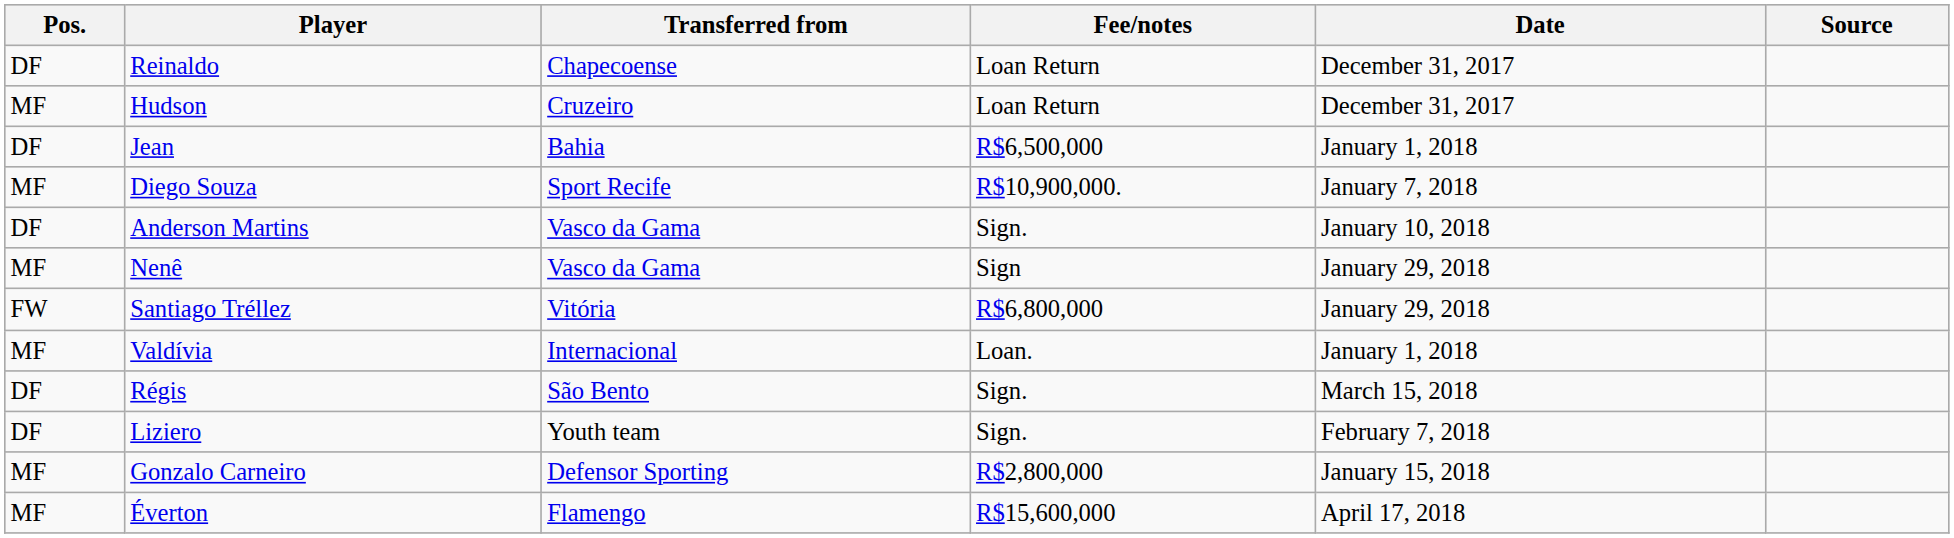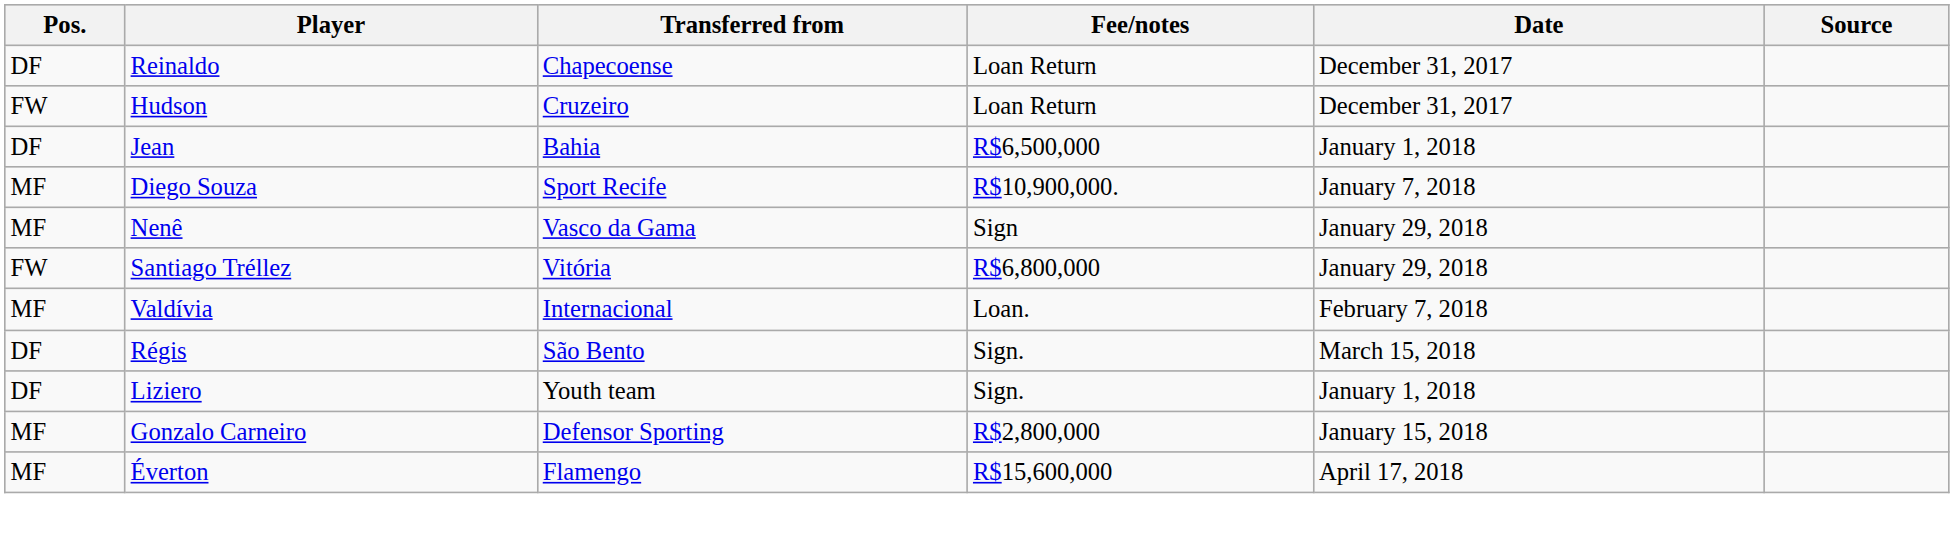(28, 106) MF -> (29, 106) FW
- row: (219, 227)
(1399, 349) January 1, 2018 -> (1403, 309) February 7, 2018
(1405, 431) February 7, 2018 -> (1397, 390) January 1, 2018
